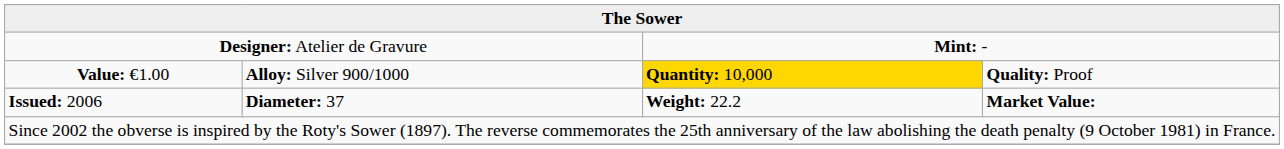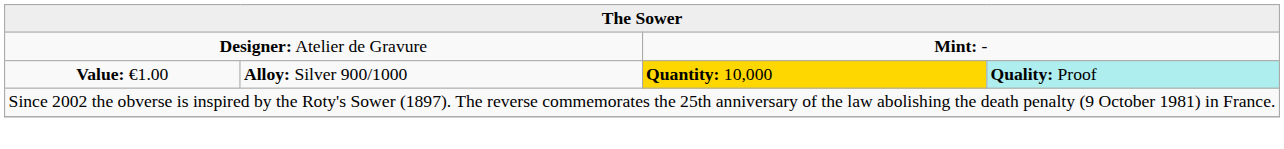(1040, 74) no background -> (1044, 74) paleturquoise background
- row: (55, 102)
